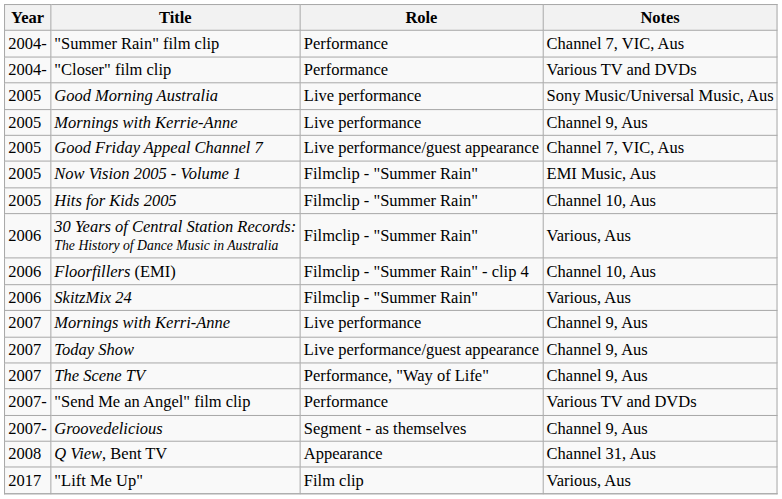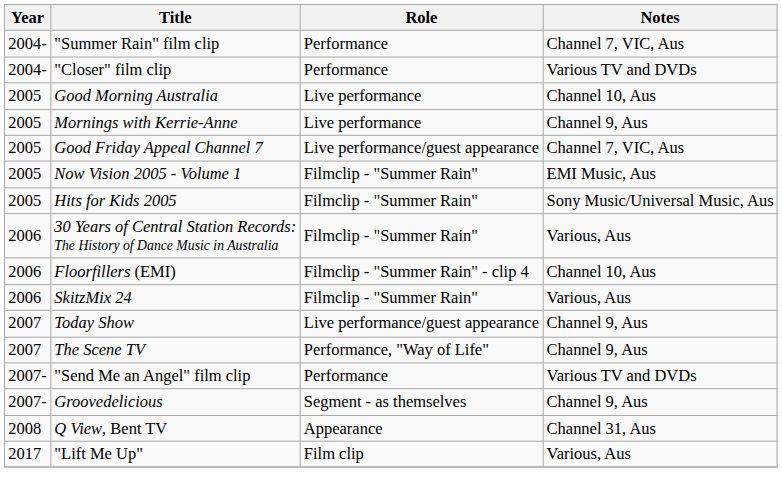(660, 95) Sony Music/Universal Music, Aus -> (601, 95) Channel 10, Aus
(601, 200) Channel 10, Aus -> (660, 200) Sony Music/Universal Music, Aus
- row: (142, 323)
